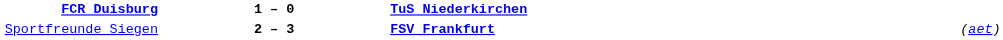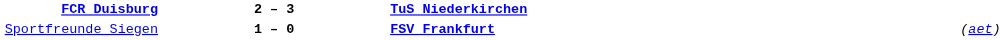(274, 10) 1 – 0 -> (274, 10) 2 – 3
(274, 29) 2 – 3 -> (274, 29) 1 – 0
